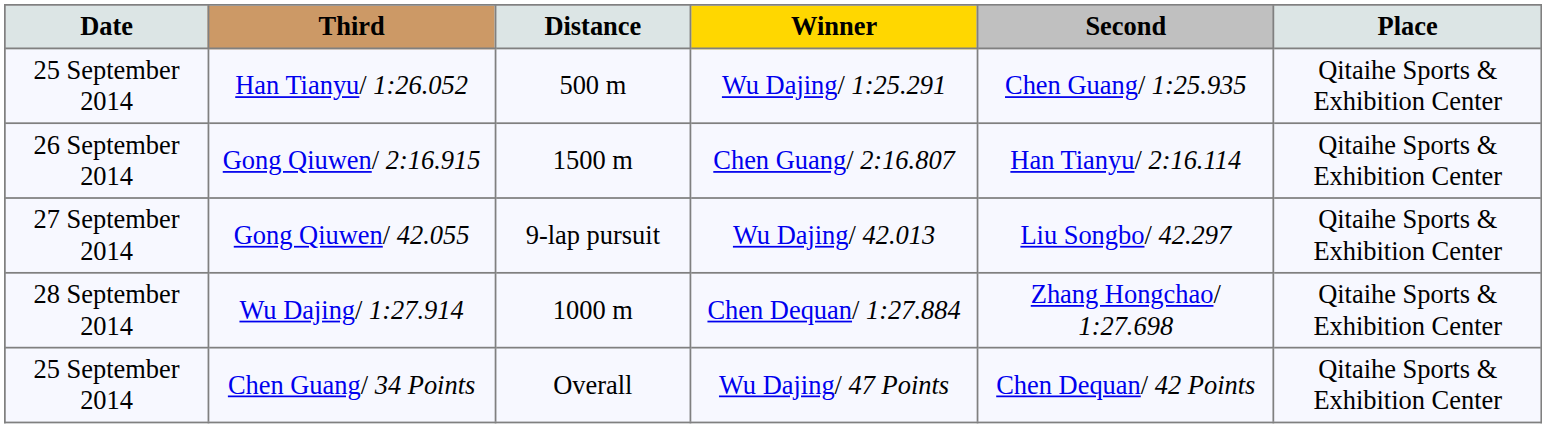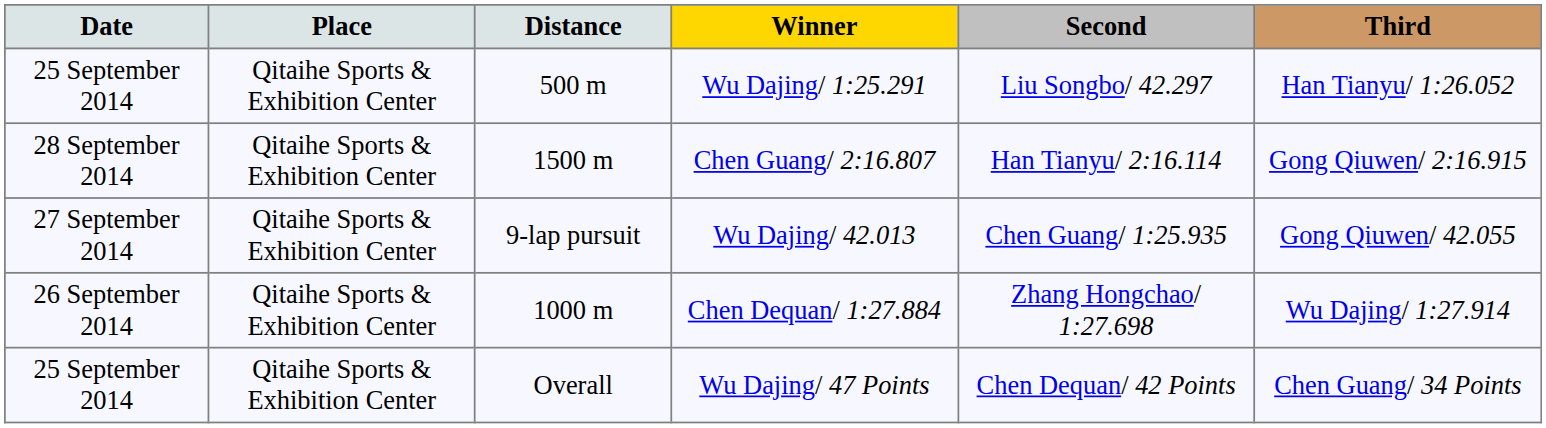columns swapped: (1408, 26) <-> (352, 26)
(1126, 85) Chen Guang/ 1:25.935 -> (1106, 85) Liu Songbo/ 42.297
(107, 160) 26 September 2014 -> (107, 160) 28 September 2014
(1126, 235) Liu Songbo/ 42.297 -> (1106, 235) Chen Guang/ 1:25.935
(107, 309) 28 September 2014 -> (107, 309) 26 September 2014
